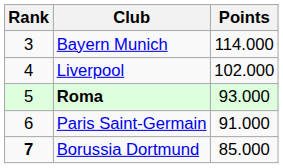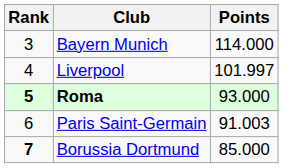(244, 70) 102.000 -> (244, 70) 101.997
(29, 96) normal -> (29, 96) bold
(244, 123) 91.000 -> (244, 123) 91.003
